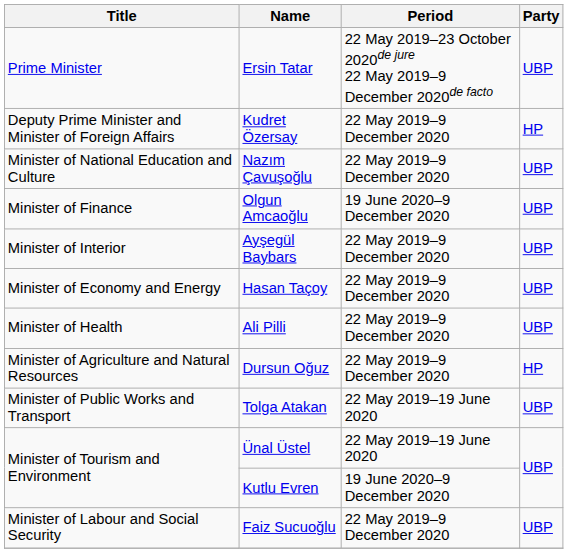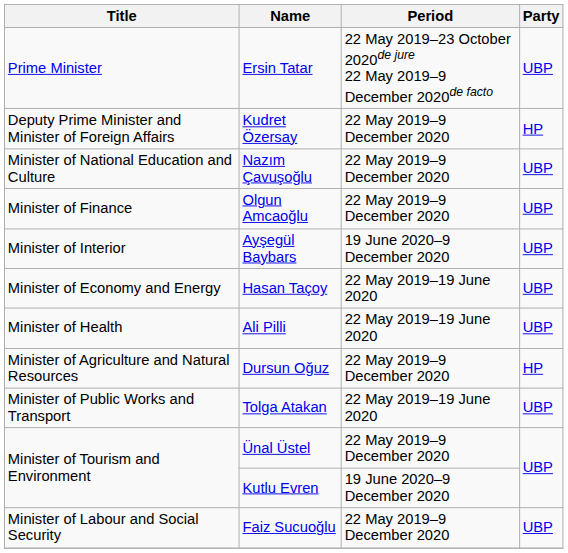(397, 208) 19 June 2020–9 December 2020 -> (397, 208) 22 May 2019–9 December 2020
(397, 248) 22 May 2019–9 December 2020 -> (397, 248) 19 June 2020–9 December 2020
(397, 288) 22 May 2019–9 December 2020 -> (418, 288) 22 May 2019–19 June 2020
(397, 328) 22 May 2019–9 December 2020 -> (418, 328) 22 May 2019–19 June 2020
(418, 448) 22 May 2019–19 June 2020 -> (397, 448) 22 May 2019–9 December 2020
